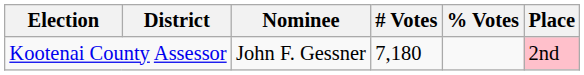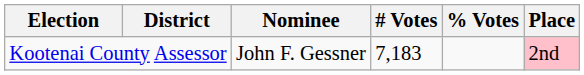(398, 53) 7,180 -> (398, 53) 7,183
